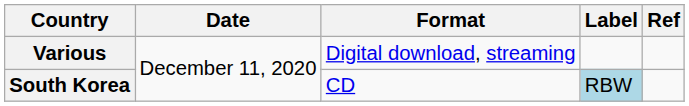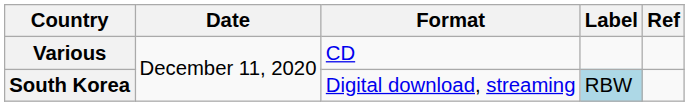(451, 52) Digital download, streaming -> (341, 52) CD
(341, 85) CD -> (451, 85) Digital download, streaming
